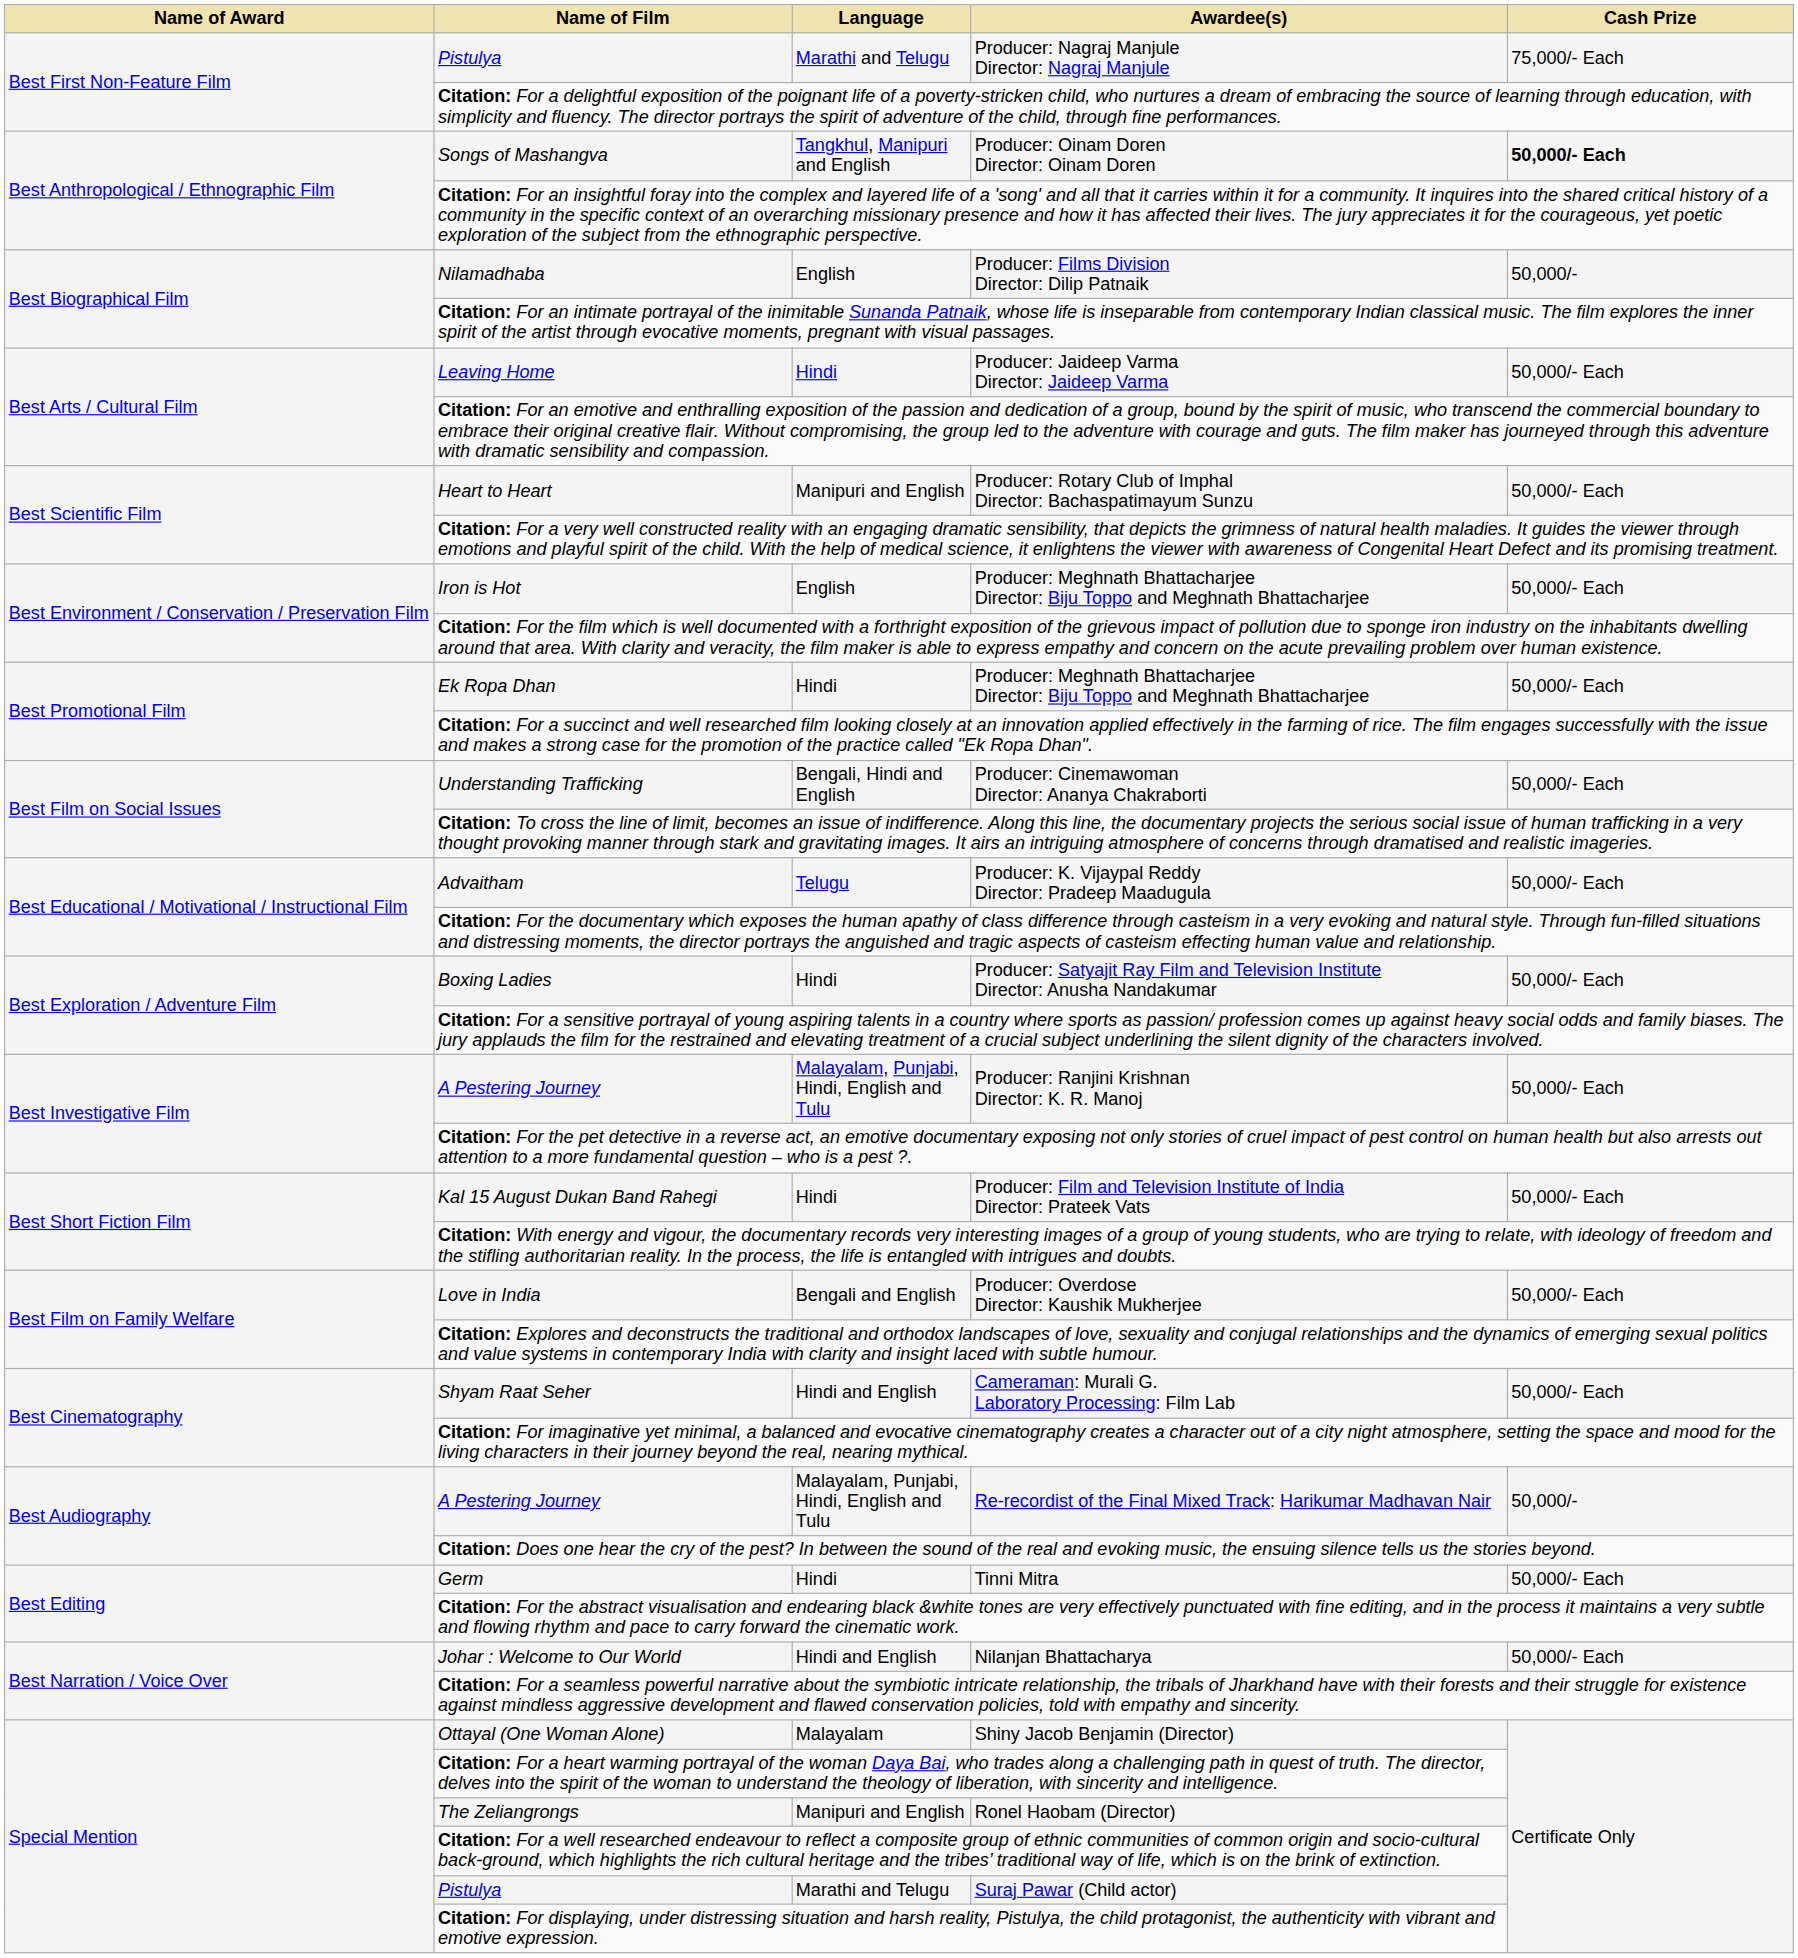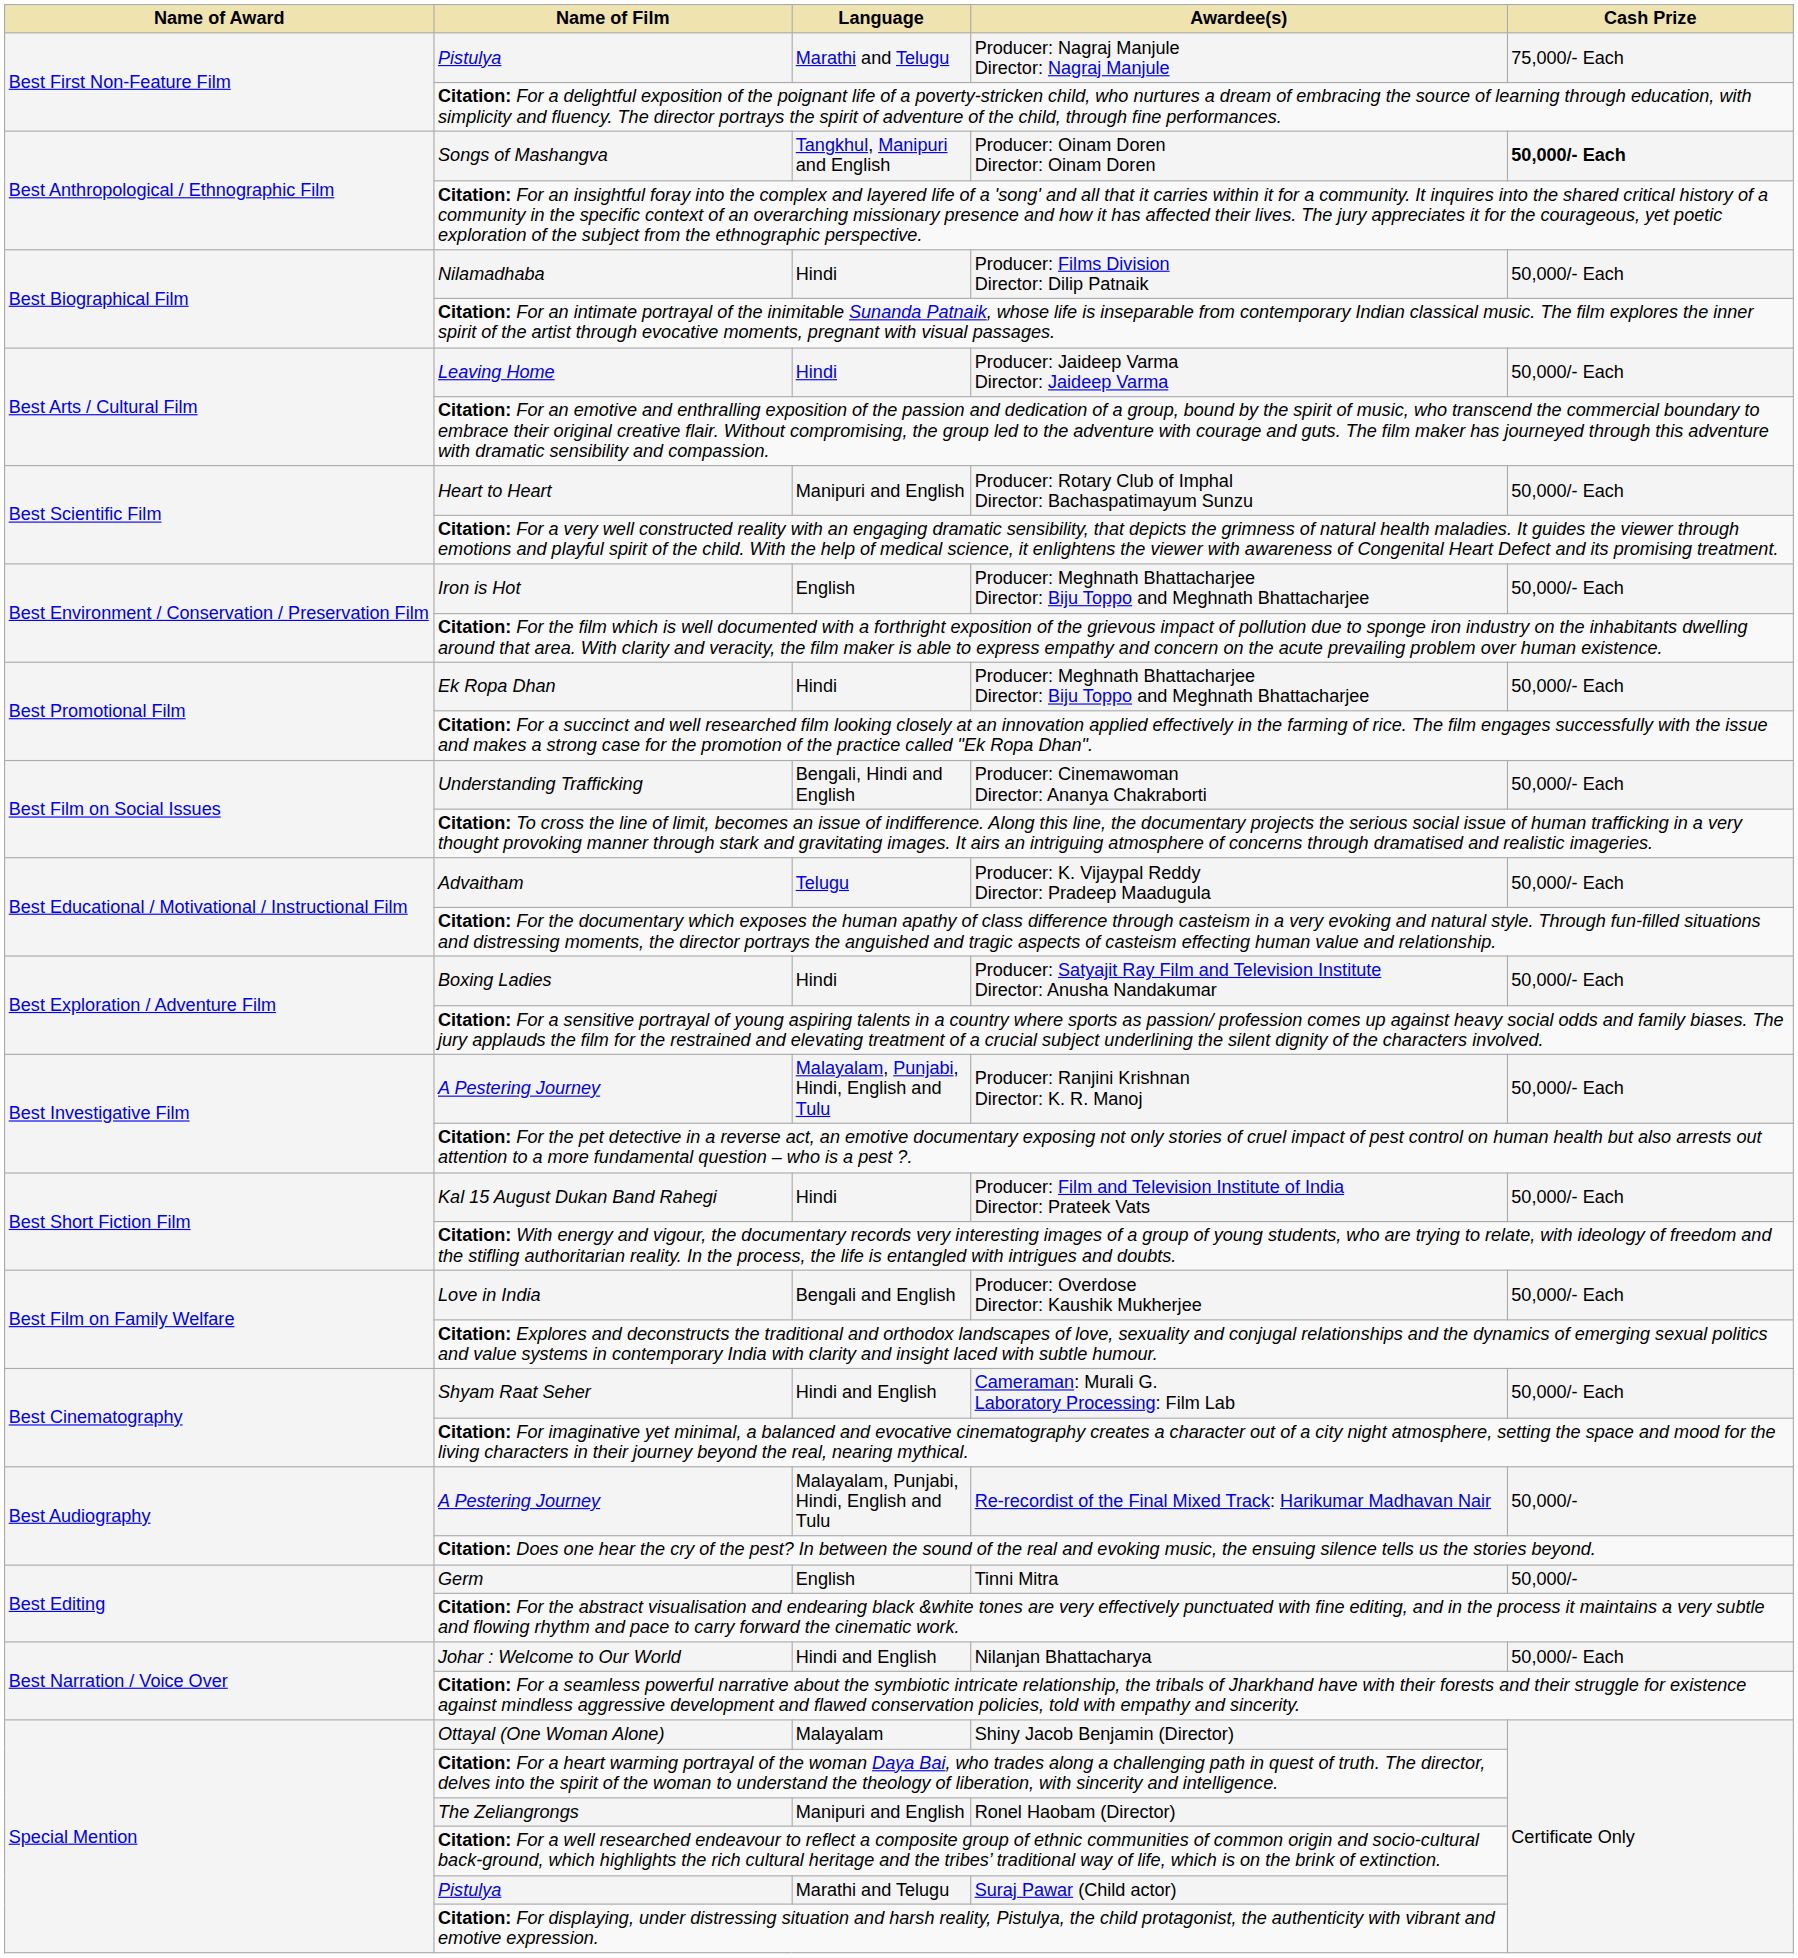(825, 274) English -> (816, 274) Hindi
(1544, 274) 50,000/- -> (1568, 274) 50,000/- Each
(816, 1578) Hindi -> (825, 1578) English
(1568, 1578) 50,000/- Each -> (1544, 1578) 50,000/-
